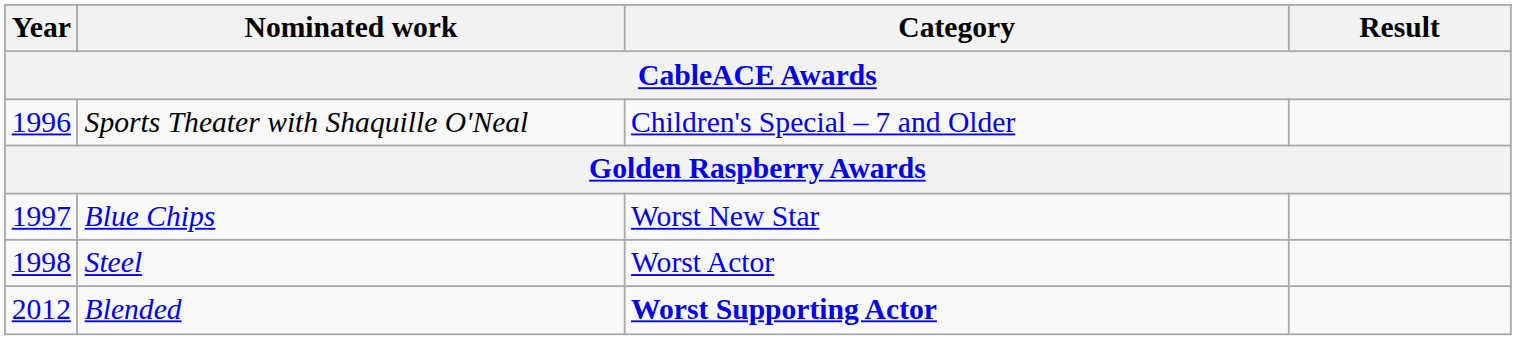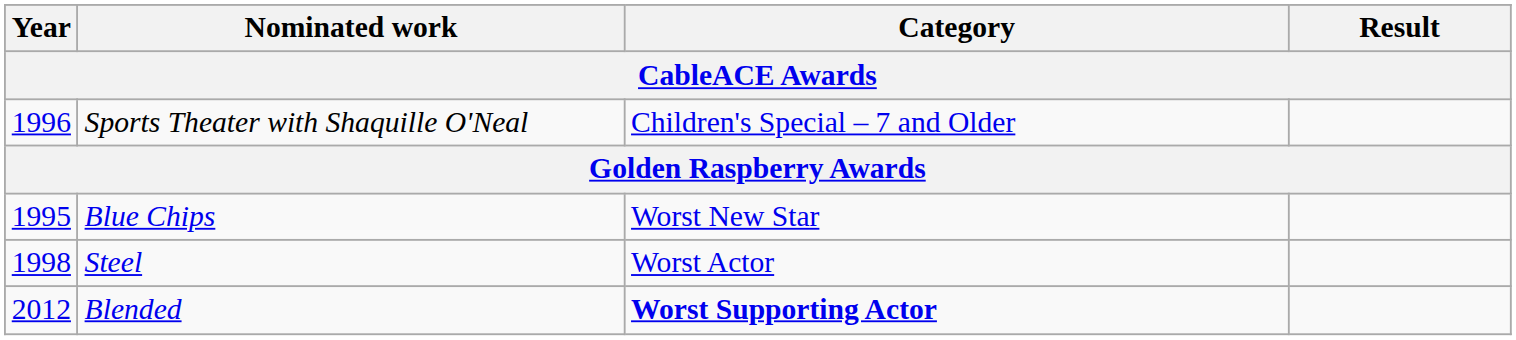(41, 215) 1997 -> (41, 215) 1995
